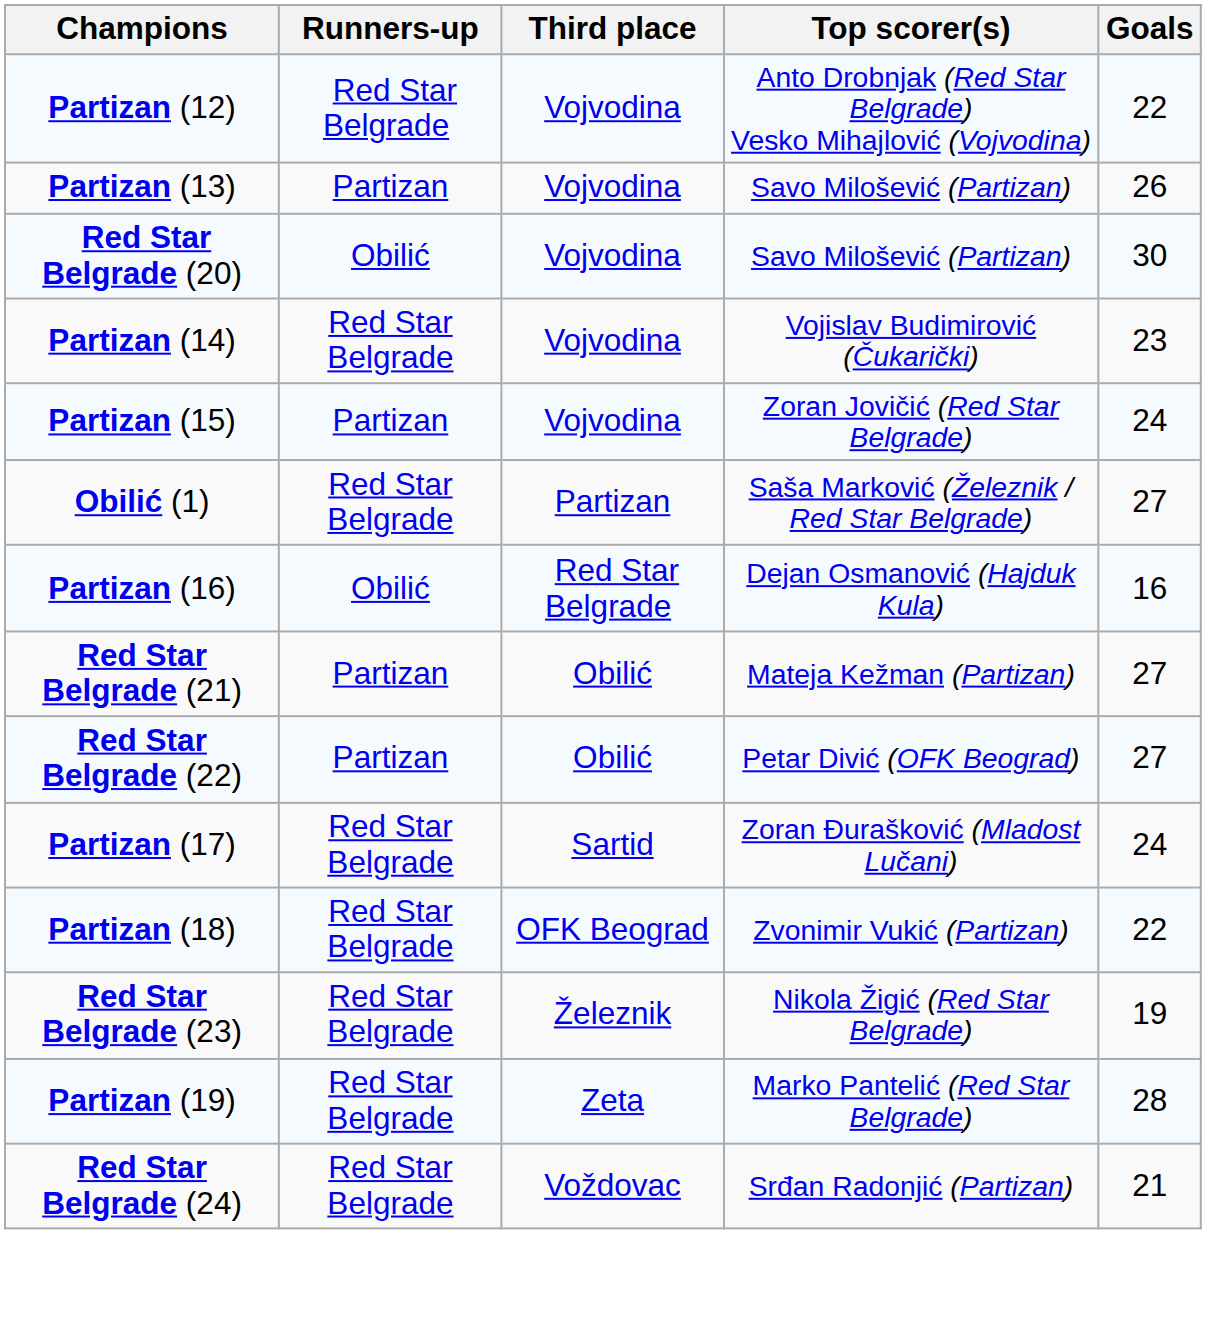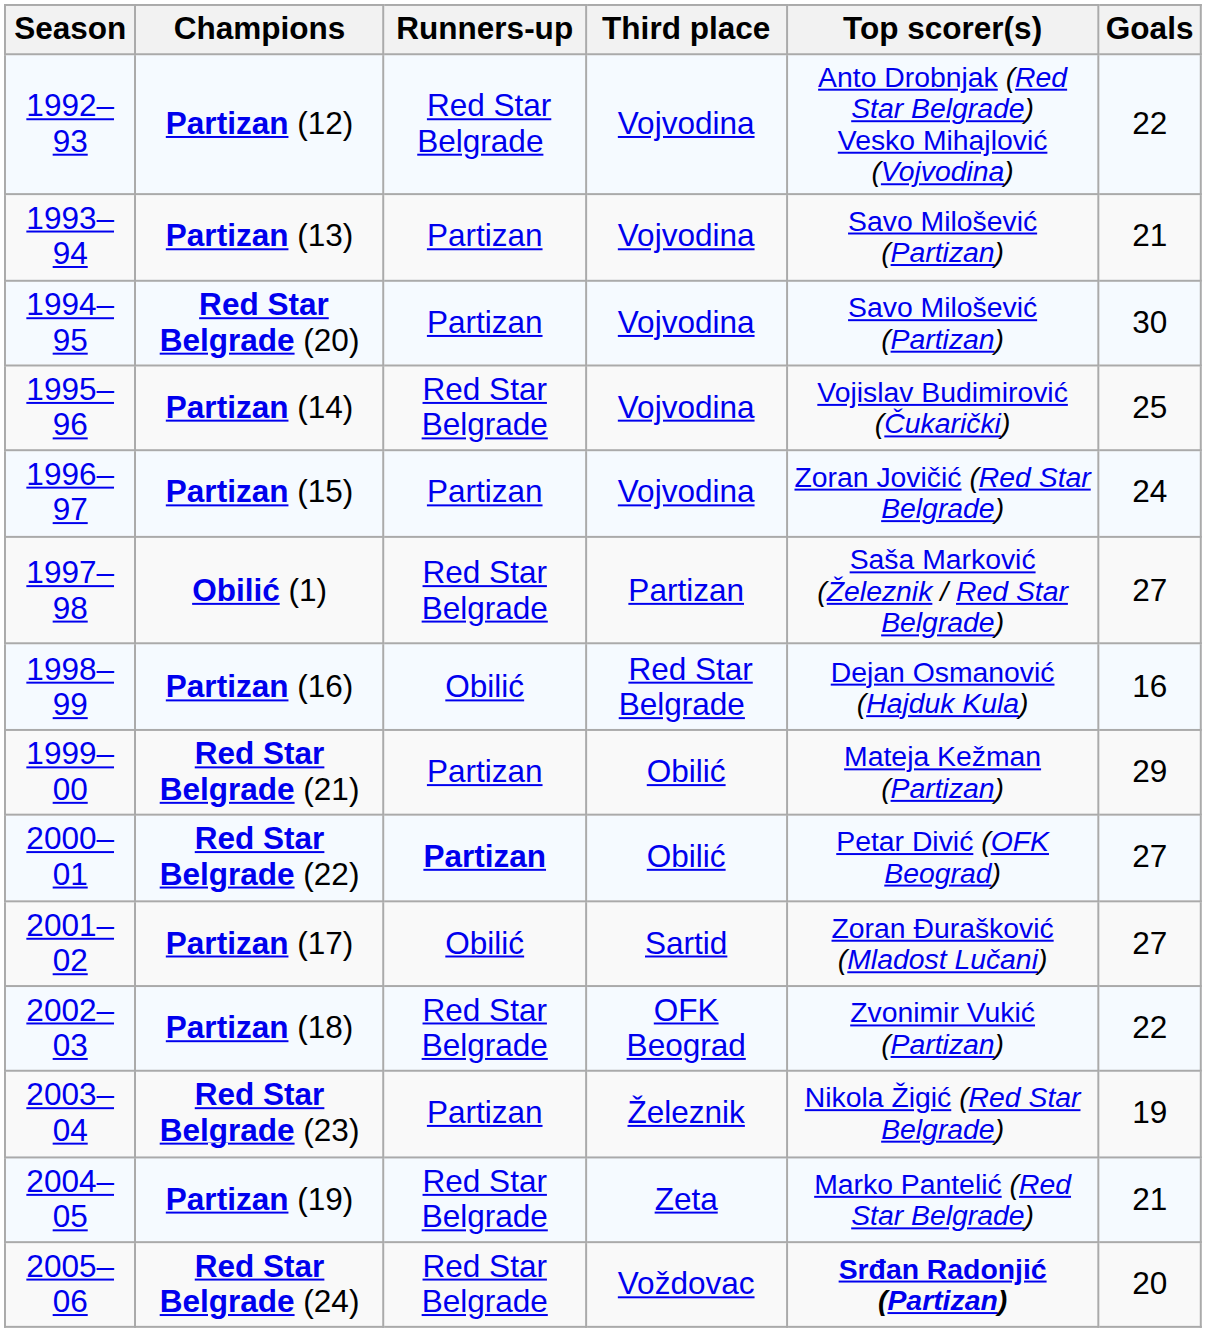+ column: (70, 29)
(1150, 187) 26 -> (1150, 236) 21
(390, 255) Obilić -> (485, 322) Partizan
(1150, 340) 23 -> (1150, 407) 25
(1150, 673) 27 -> (1150, 771) 29
(390, 758) normal -> (485, 857) bold
(390, 844) Red Star Belgrade -> (485, 942) Obilić
(1150, 844) 24 -> (1150, 942) 27
(390, 1014) Red Star Belgrade -> (485, 1113) Partizan
(1150, 1100) 28 -> (1150, 1198) 21
(911, 1186) normal -> (943, 1285) bold
(1150, 1185) 21 -> (1150, 1284) 20
